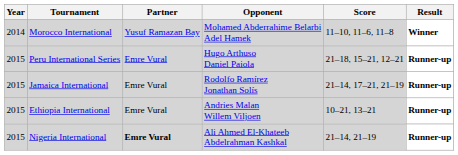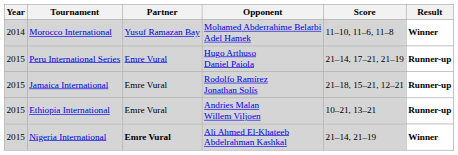(365, 59) 21–18, 15–21, 12–21 -> (365, 59) 21–14, 17–21, 21–19
(365, 85) 21–14, 17–21, 21–19 -> (365, 85) 21–18, 15–21, 12–21
(430, 137) Runner-up -> (423, 137) Winner
